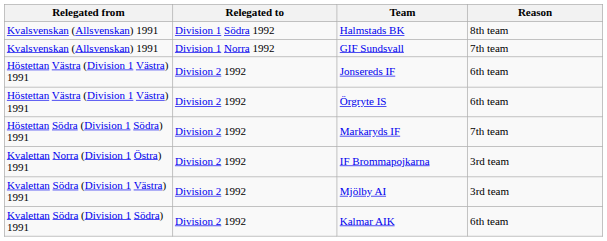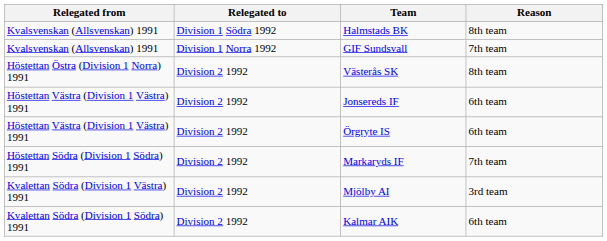+ row: (371, 71)
- row: (385, 161)
